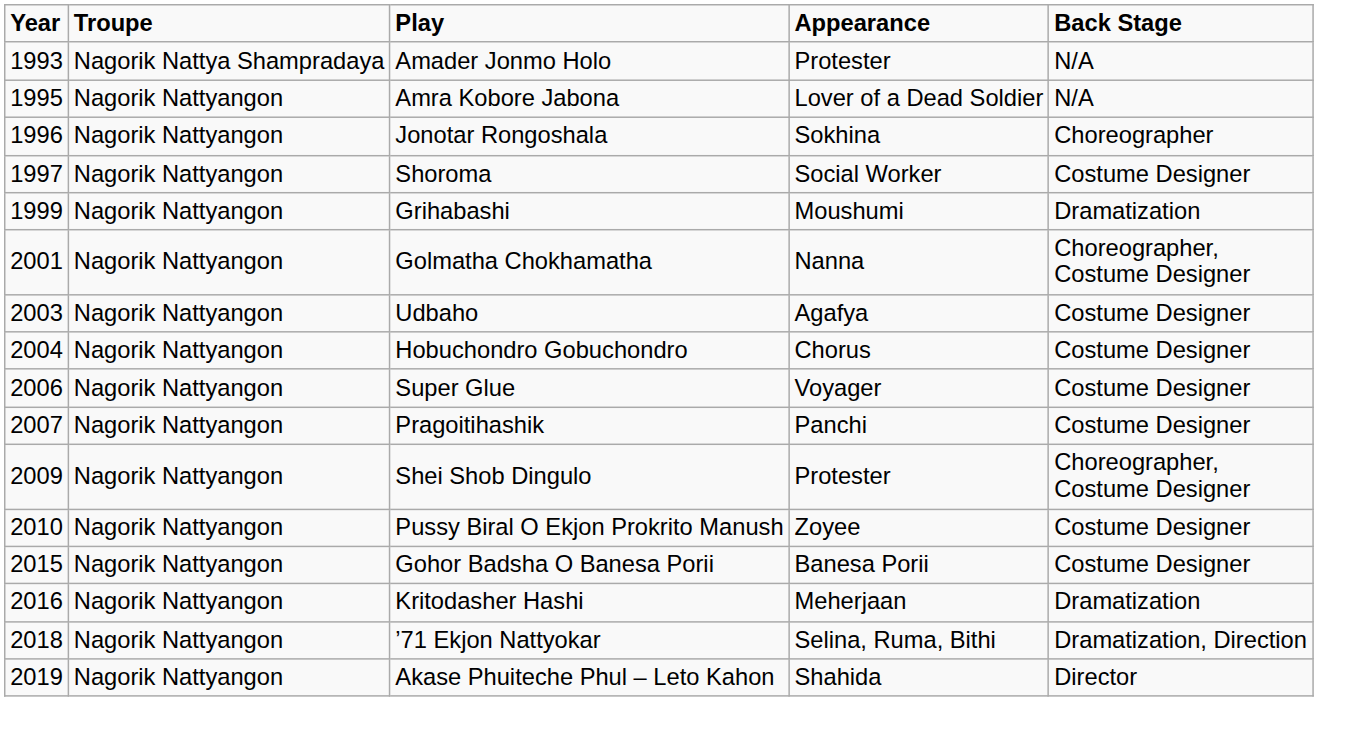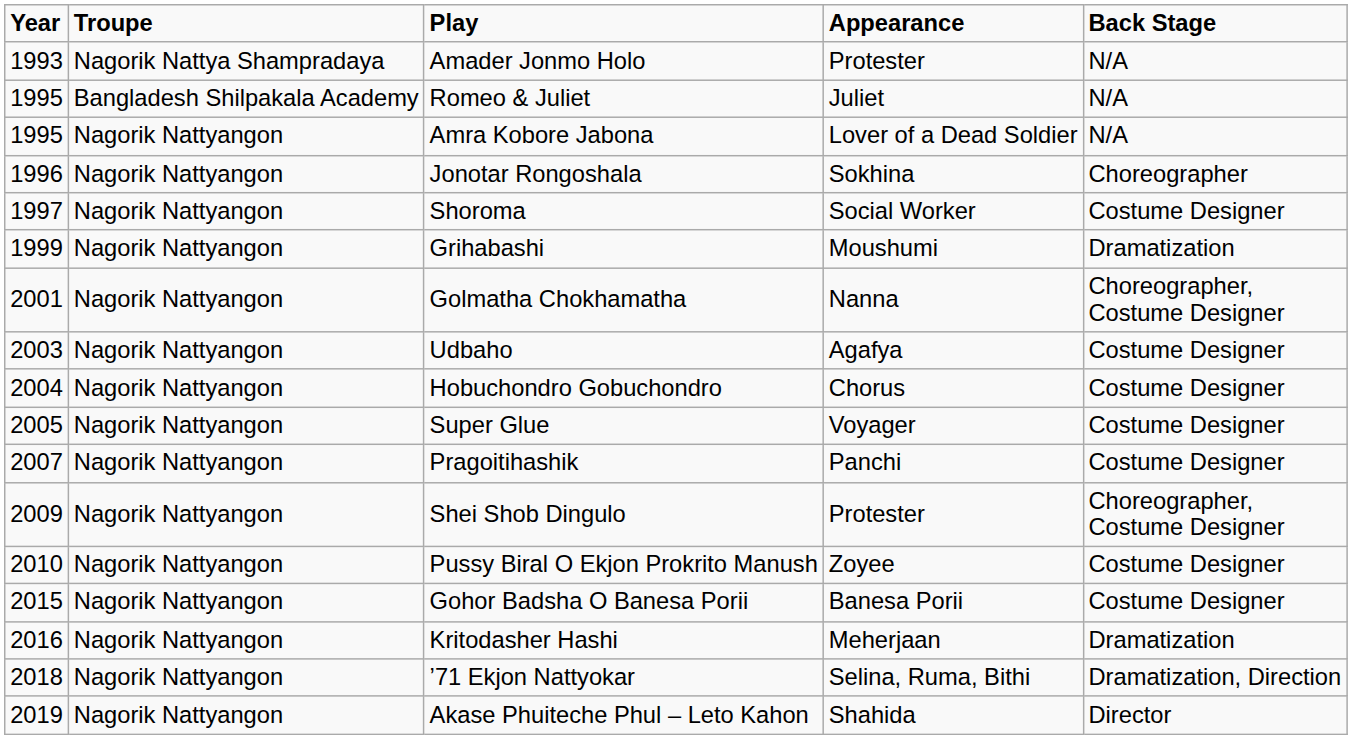+ row: (510, 98)
(37, 387) 2006 -> (37, 425) 2005
